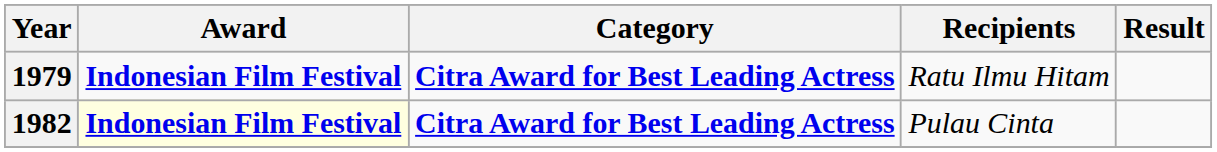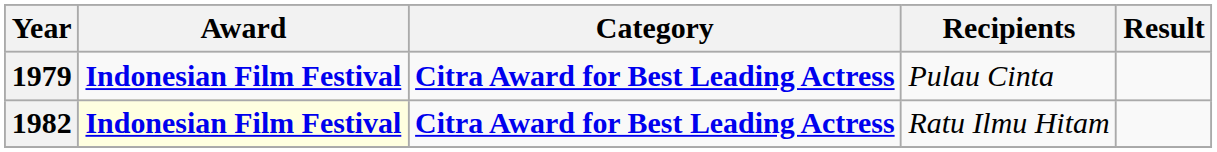(1009, 75) Ratu Ilmu Hitam -> (981, 75) Pulau Cinta
(981, 123) Pulau Cinta -> (1009, 123) Ratu Ilmu Hitam
